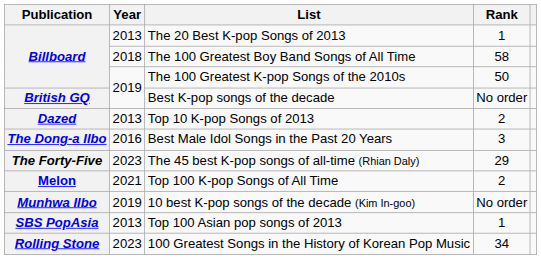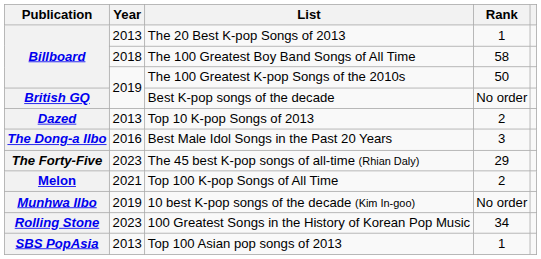rows swapped: (309, 243) <-> (245, 222)
